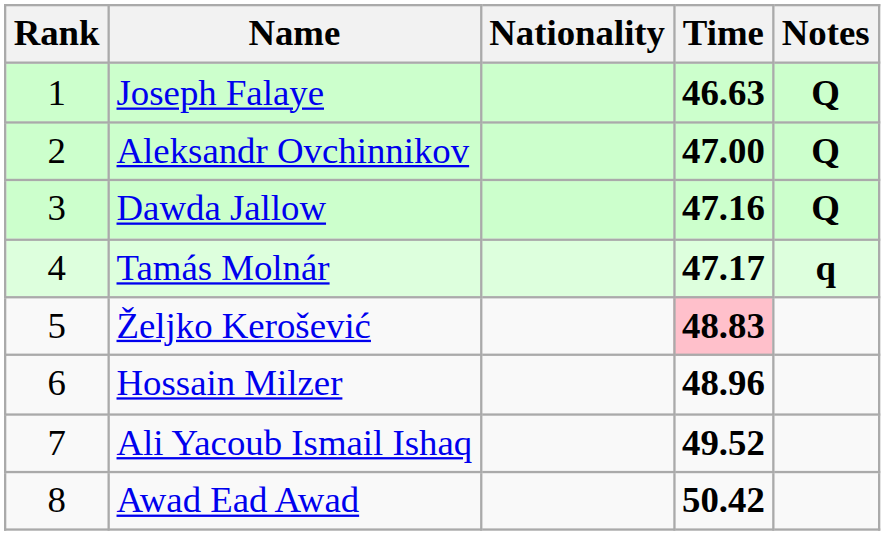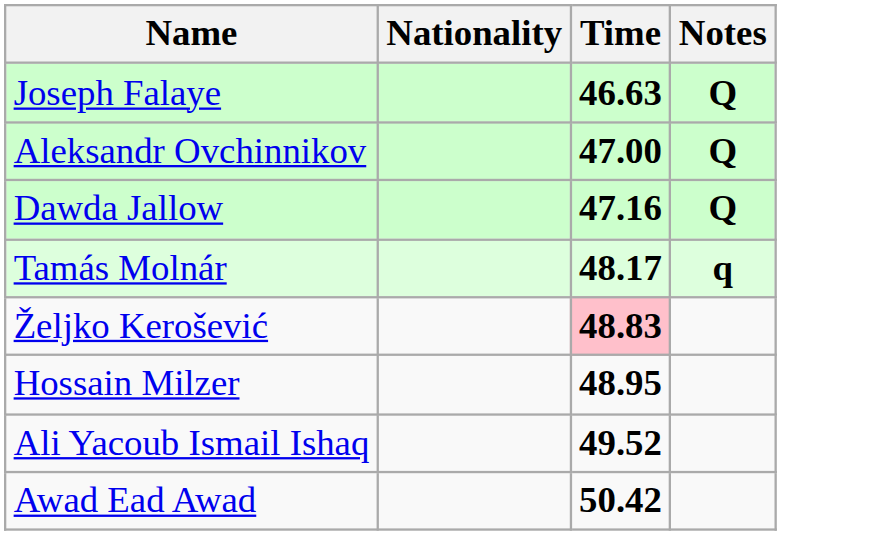- column: (57, 33)
(723, 267) 47.17 -> (621, 267) 48.17
(723, 383) 48.96 -> (621, 383) 48.95
